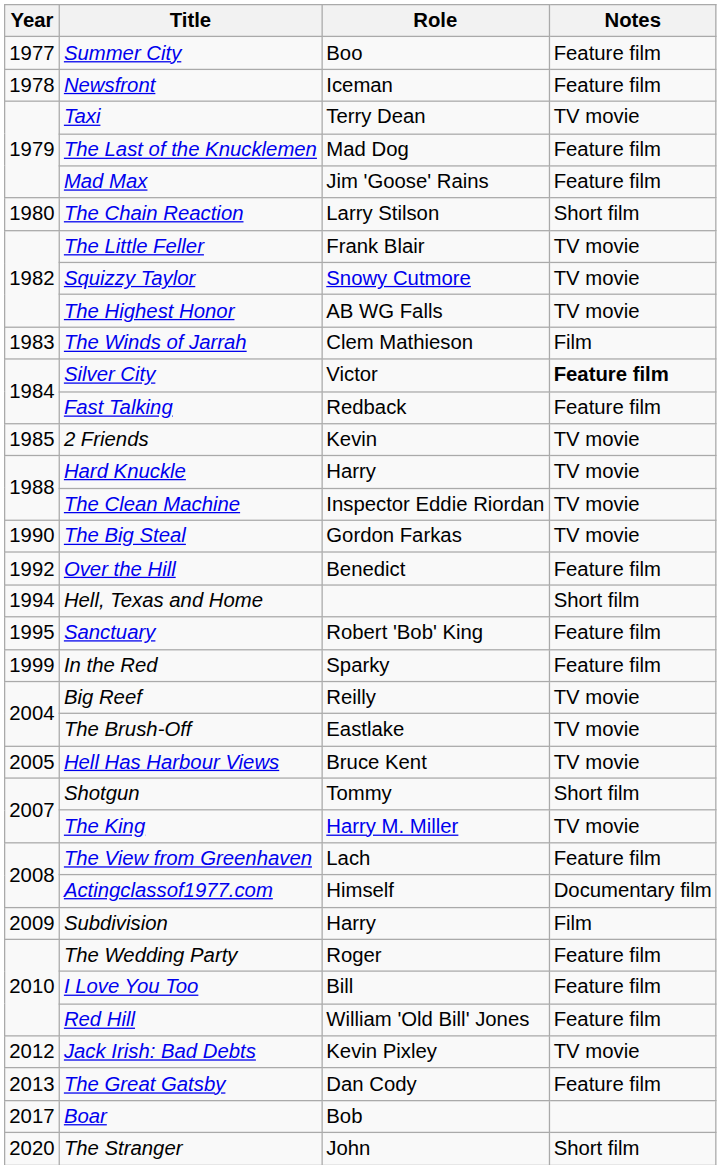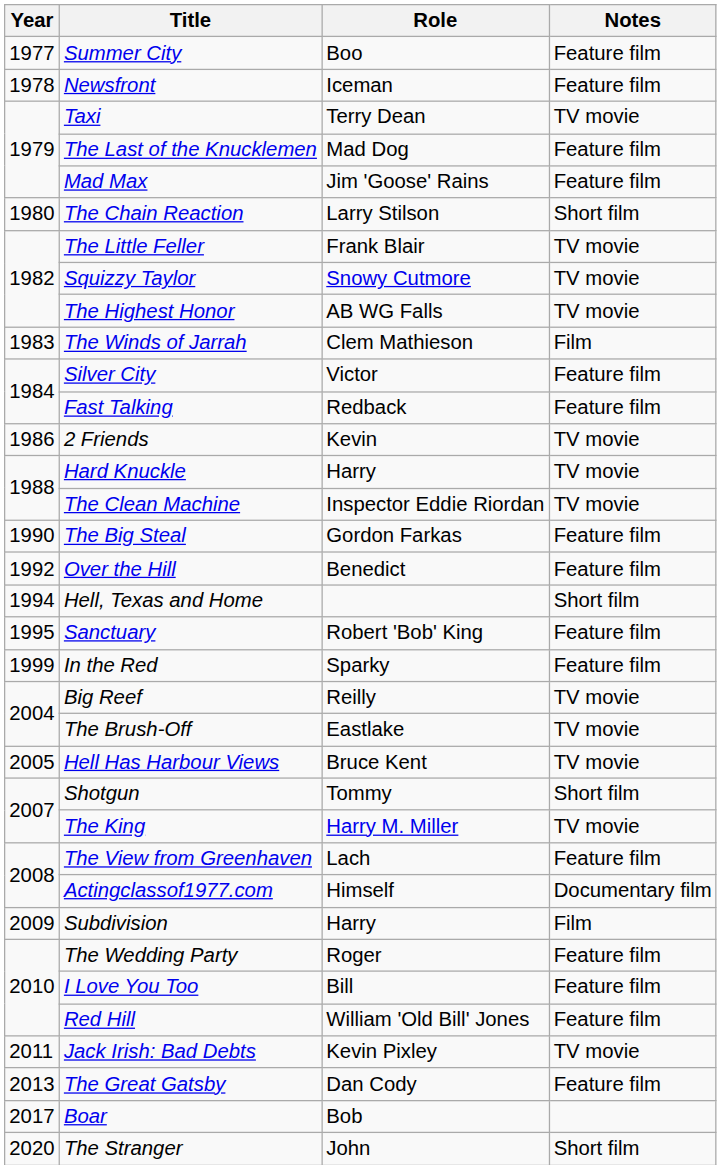(611, 375) bold -> (607, 375) normal
(32, 439) 1985 -> (32, 439) 1986
(597, 536) TV movie -> (607, 536) Feature film
(32, 1051) 2012 -> (31, 1051) 2011
